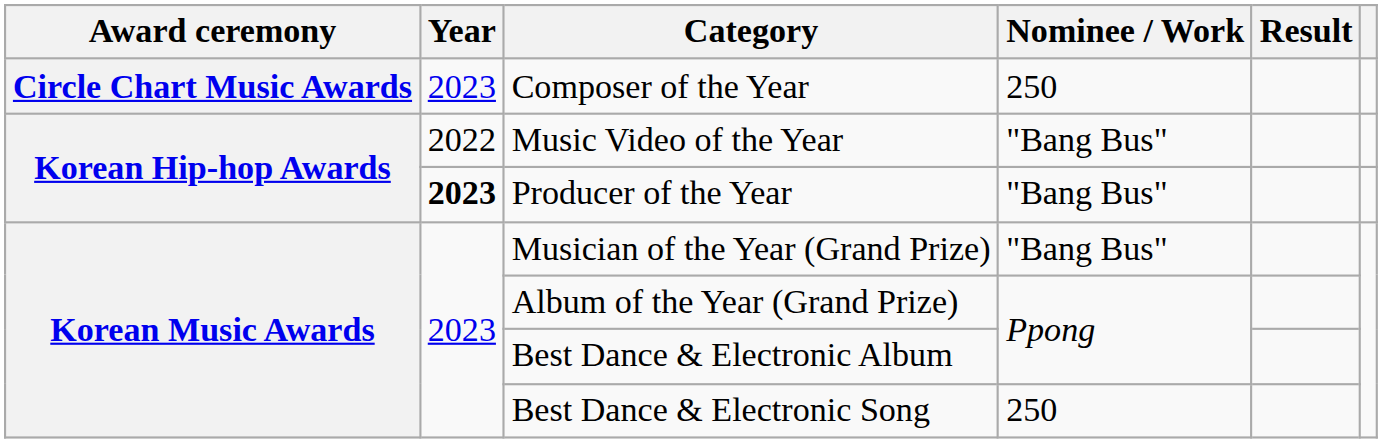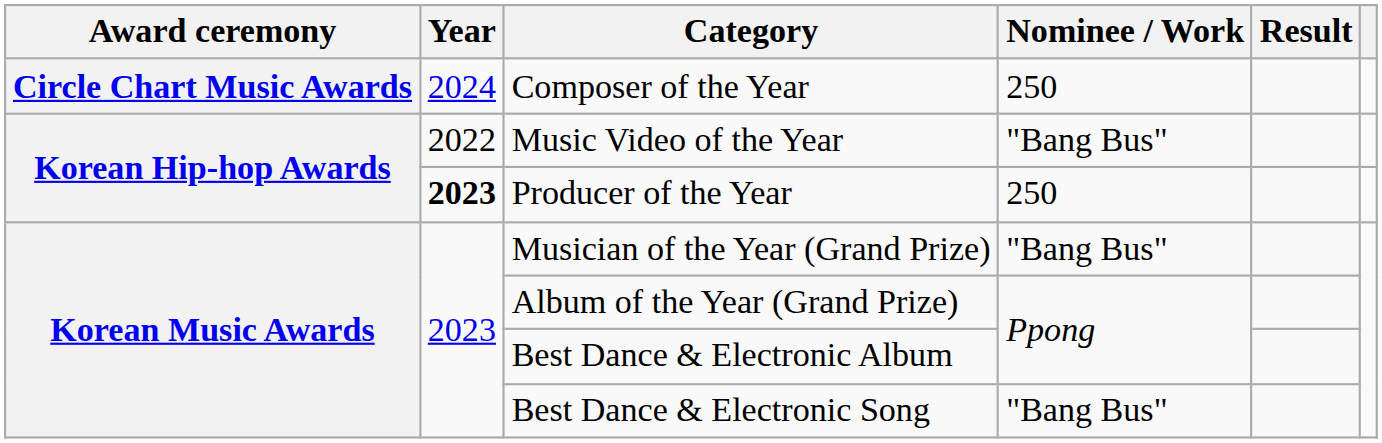(462, 85) 2023 -> (462, 85) 2024
(1087, 193) "Bang Bus" -> (1032, 193) 250
(1032, 409) 250 -> (1087, 409) "Bang Bus"
